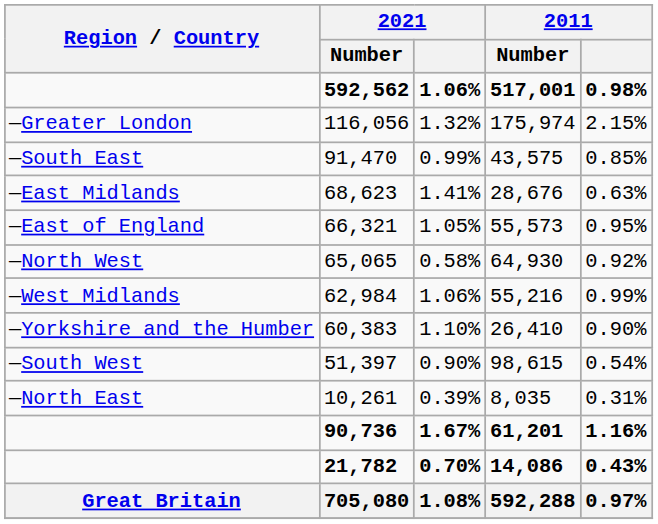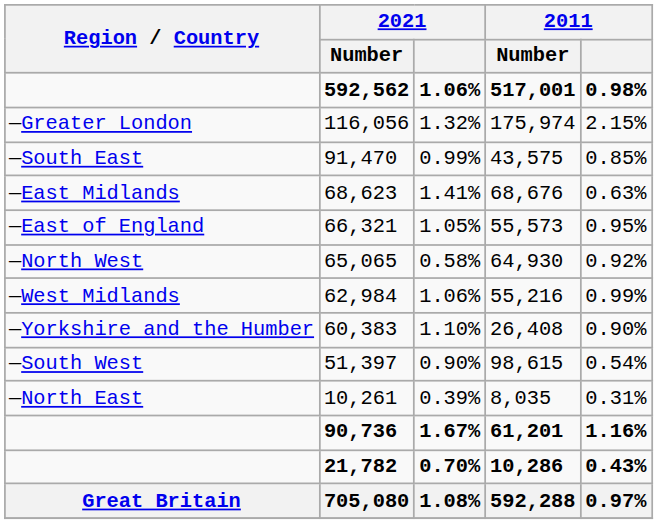(527, 193) 28,676 -> (527, 193) 68,676
(527, 330) 26,410 -> (527, 330) 26,408
(527, 467) 14,086 -> (527, 467) 10,286
